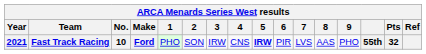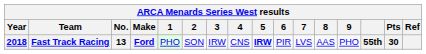(17, 42) 2021 -> (17, 42) 2018
(121, 42) 10 -> (121, 42) 13
(394, 42) 32 -> (394, 42) 30
